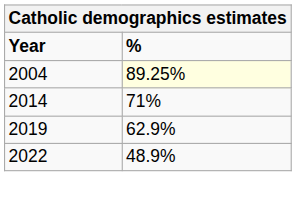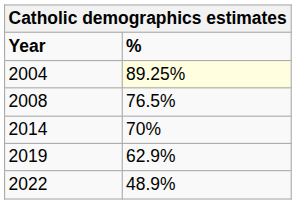+ row: (28, 101)
(144, 101) 71% -> (144, 129) 70%
